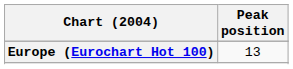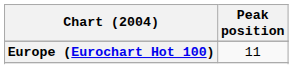(253, 52) 13 -> (253, 52) 11
